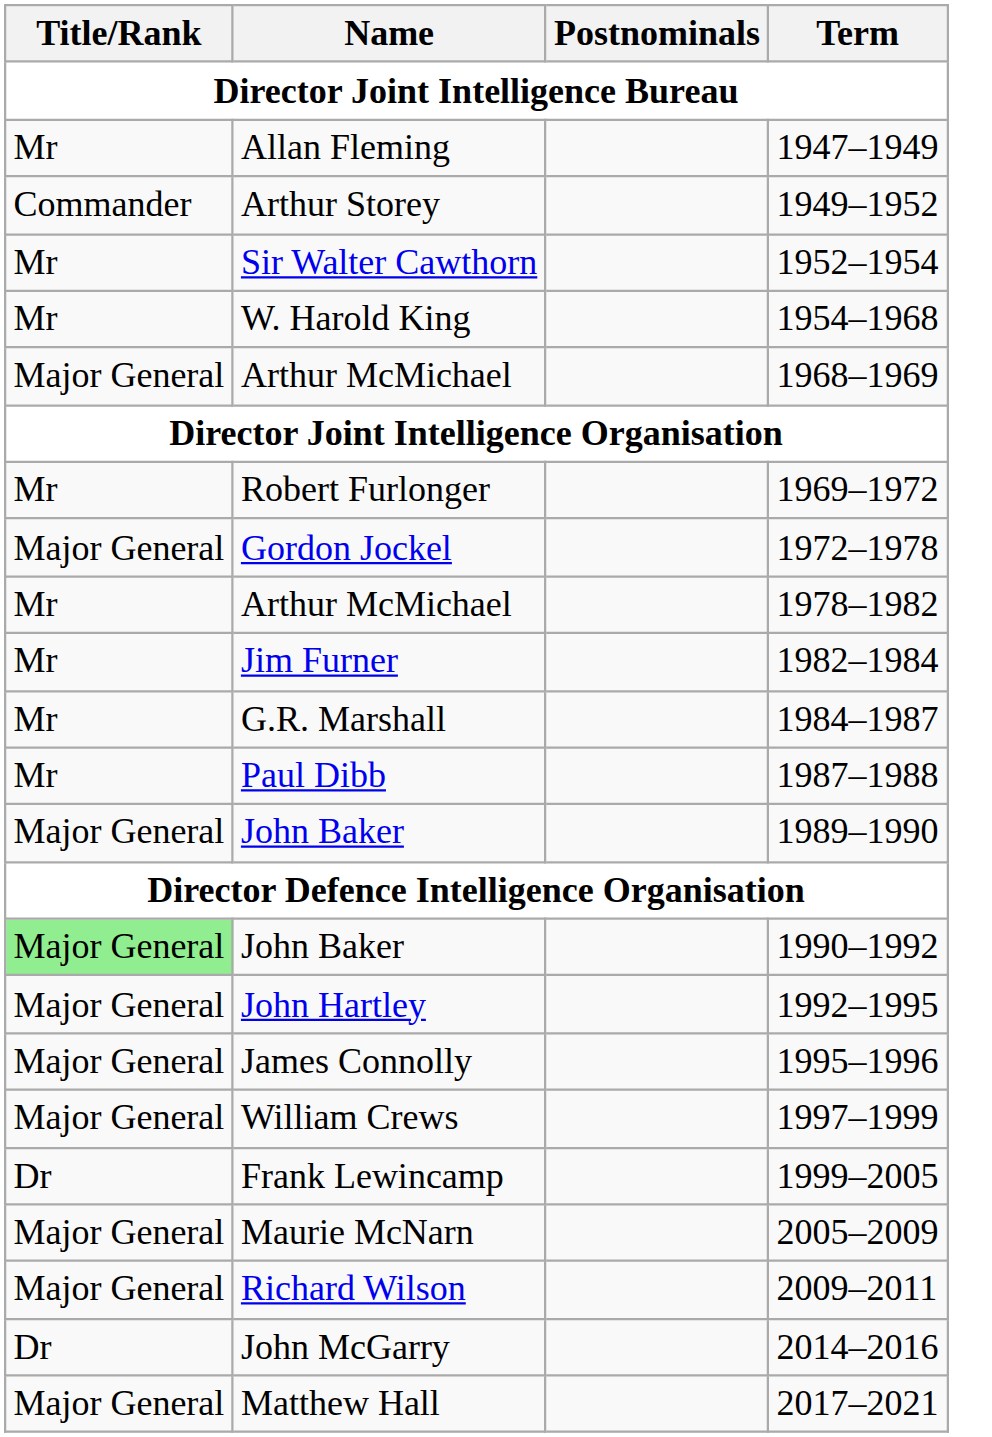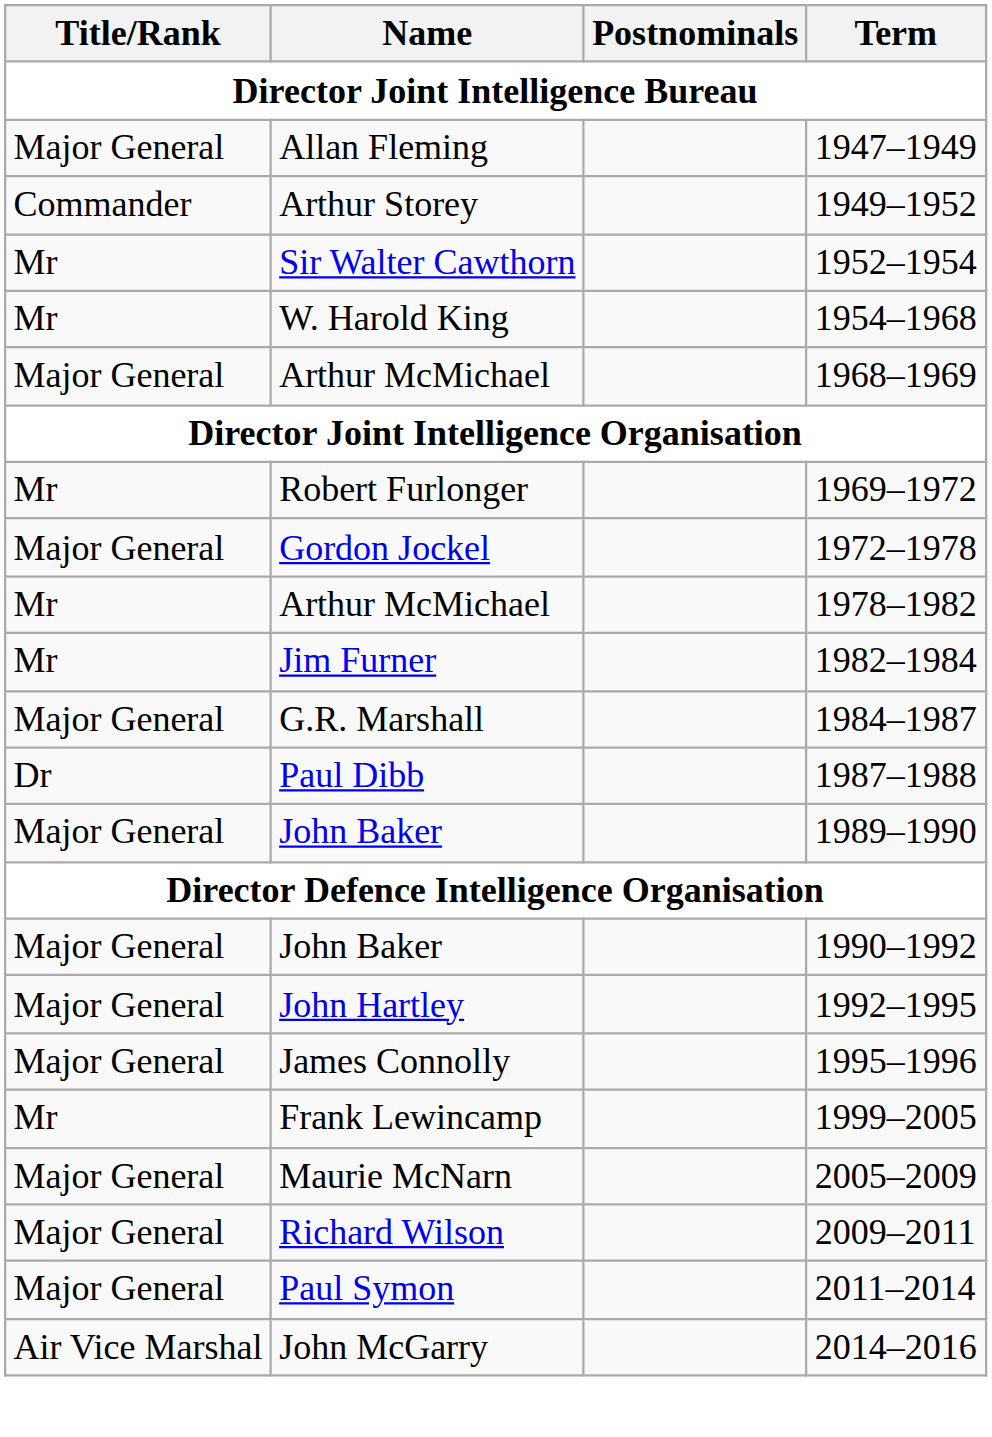(35, 147) Mr -> (119, 147) Major General
(35, 718) Mr -> (119, 718) Major General
(35, 775) Mr -> (32, 775) Dr
(119, 946) lightgreen background -> (119, 946) no background
- row: (350, 1117)
(32, 1174) Dr -> (35, 1117) Mr
+ row: (367, 1289)
(32, 1346) Dr -> (138, 1346) Air Vice Marshal
- row: (340, 1403)
